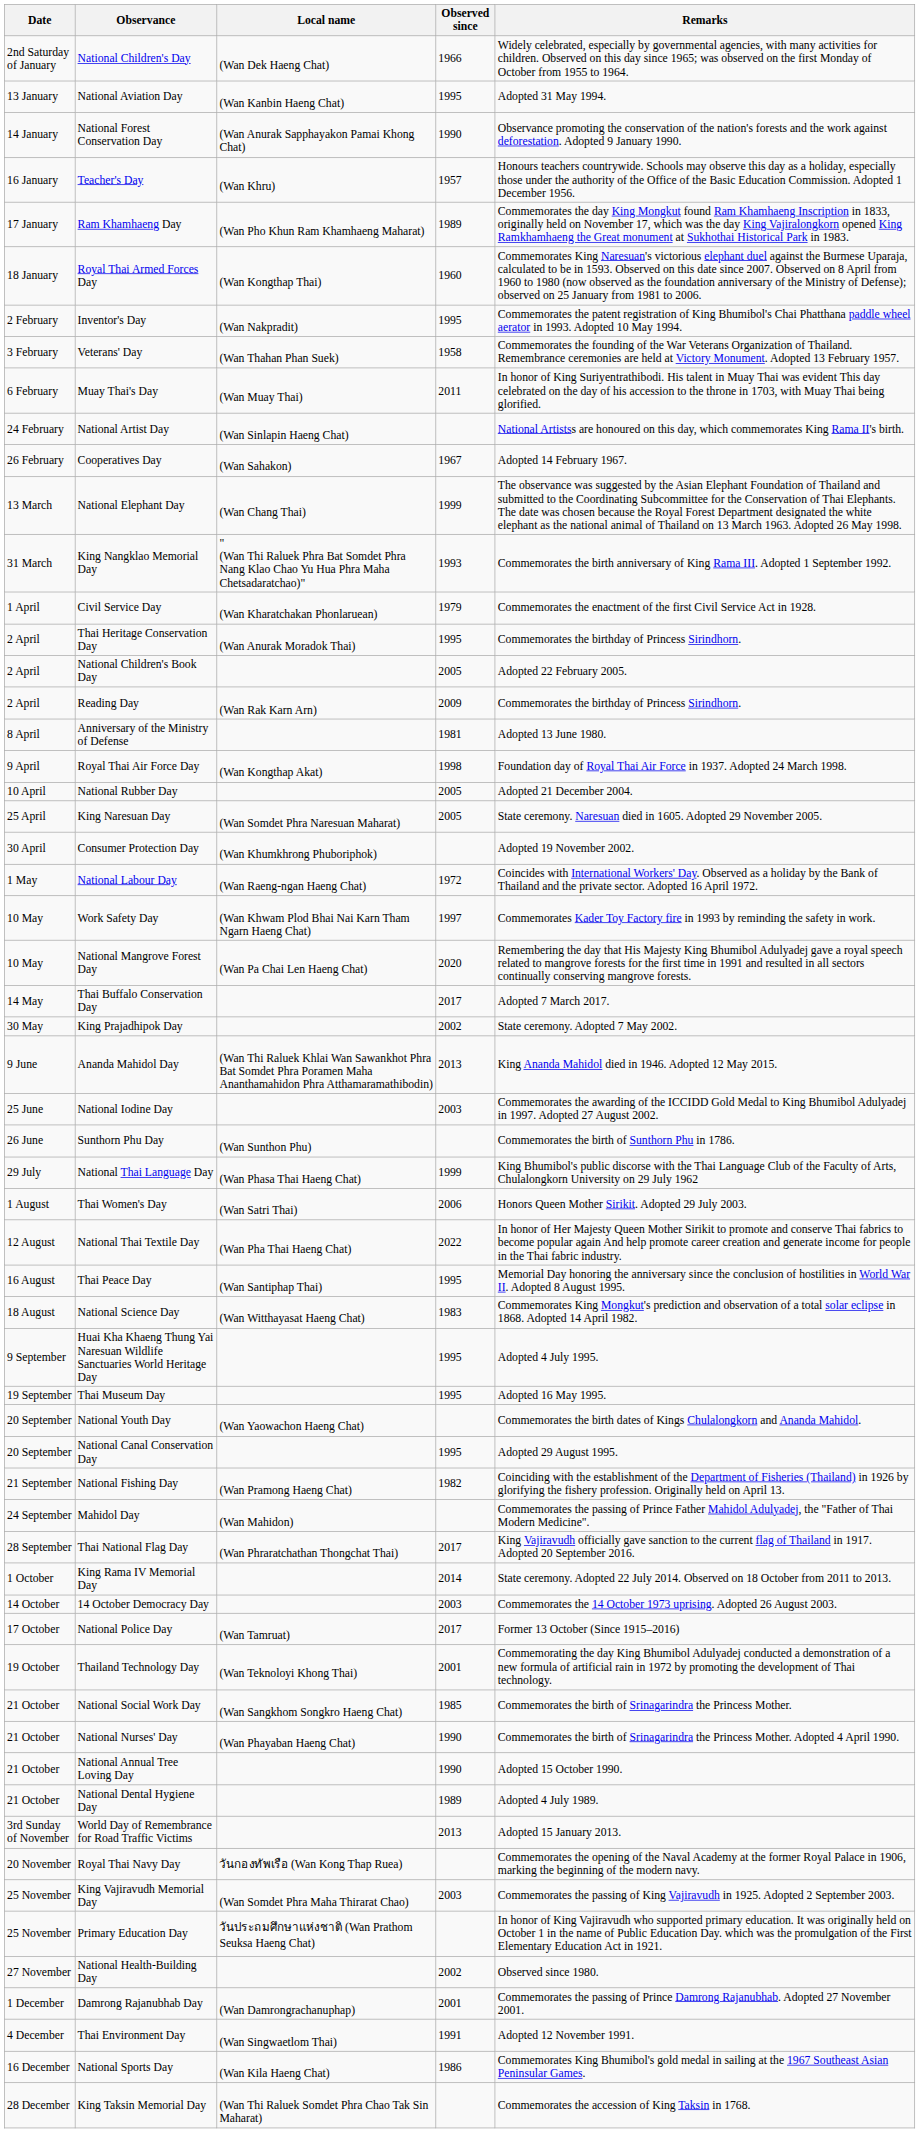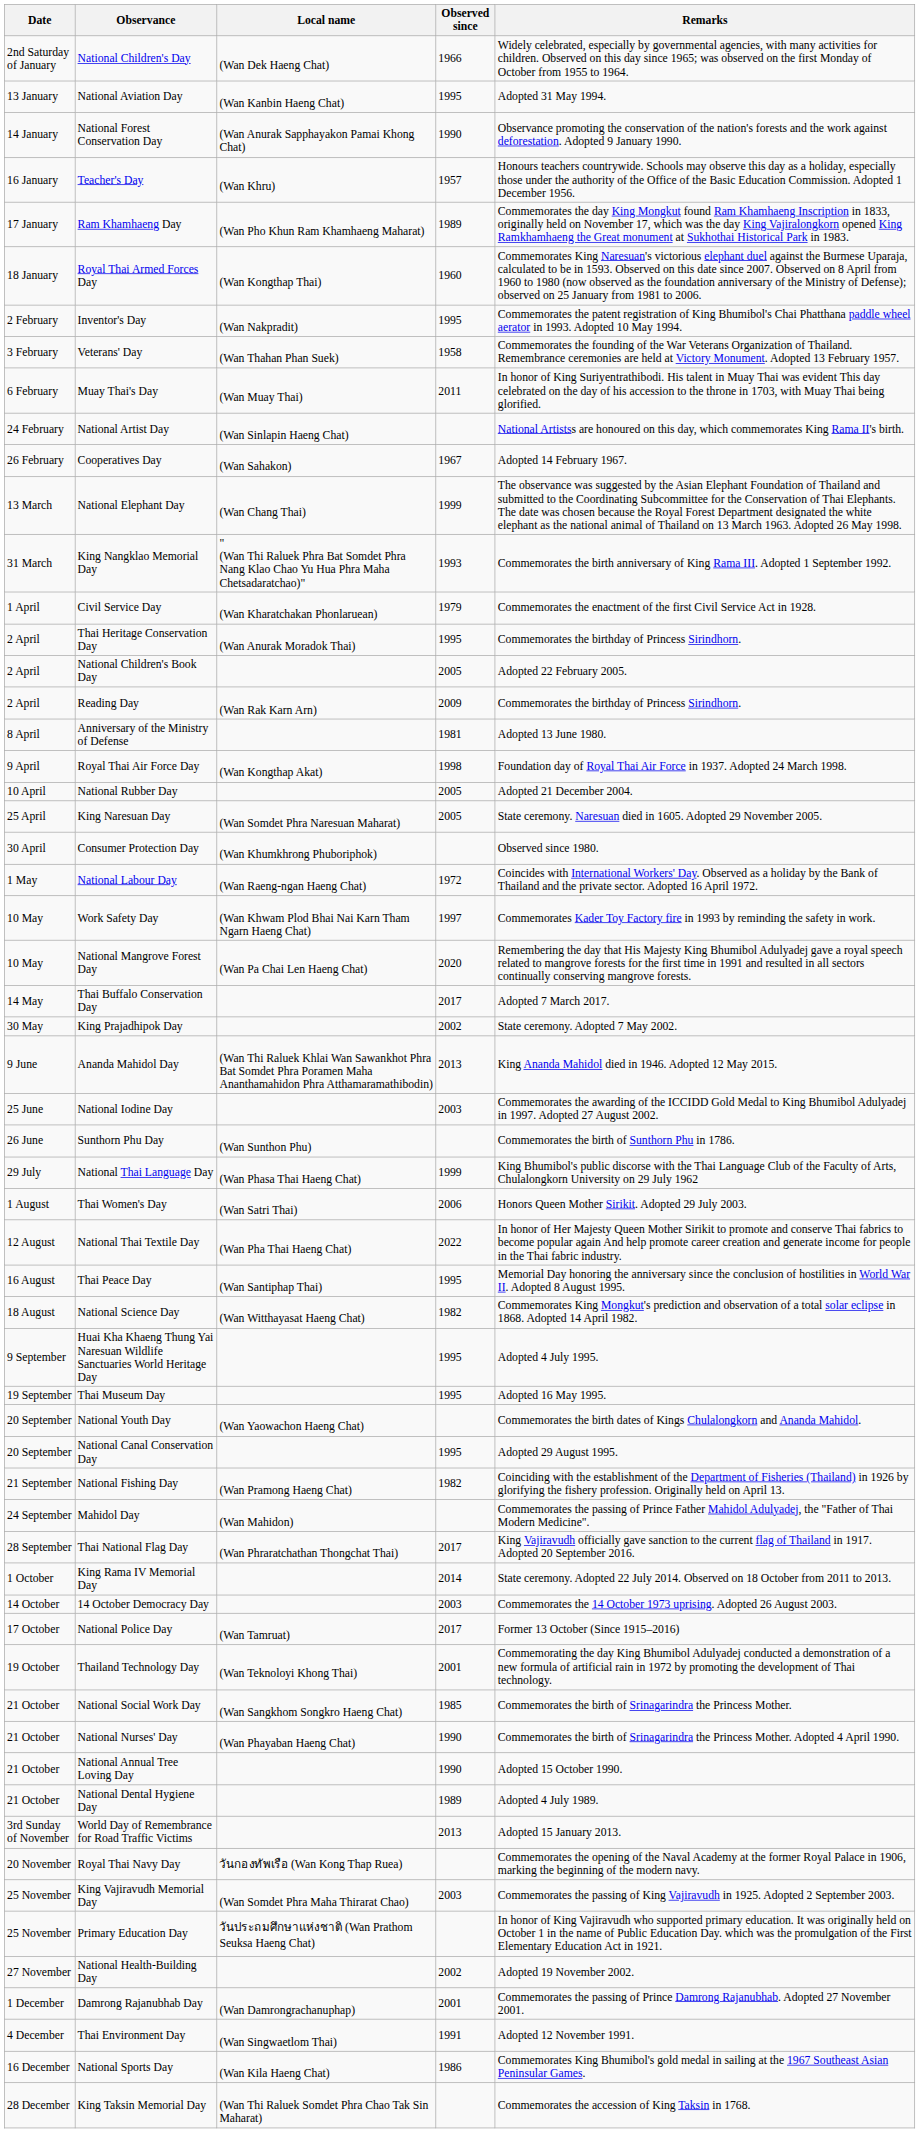(566, 848) Adopted 19 November 2002. -> (548, 848) Observed since 1980.
(450, 1312) 1983 -> (450, 1312) 1982
(548, 1972) Observed since 1980. -> (566, 1972) Adopted 19 November 2002.
